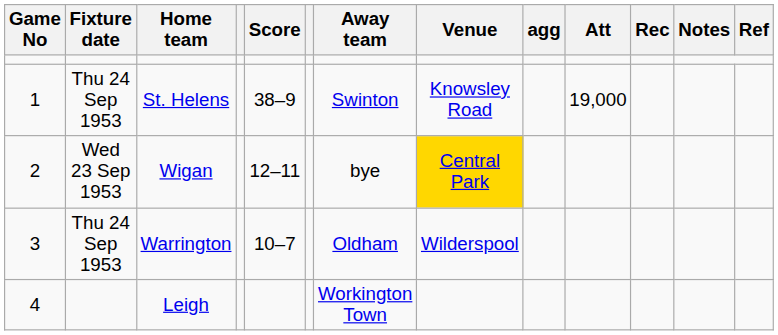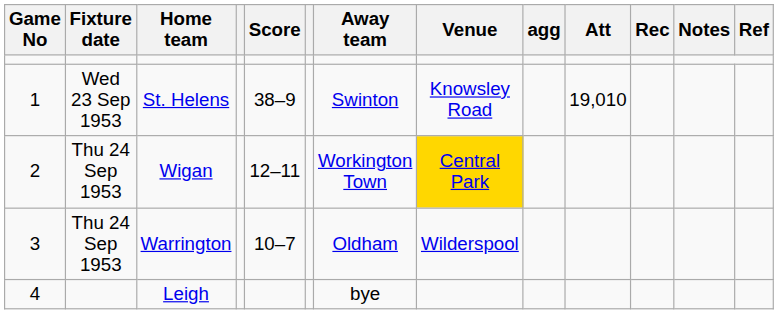(101, 99) Thu 24 Sep 1953 -> (101, 99) Wed 23 Sep 1953
(598, 99) 19,000 -> (598, 99) 19,010
(101, 171) Wed 23 Sep 1953 -> (101, 171) Thu 24 Sep 1953
(365, 171) bye -> (365, 171) Workington Town
(365, 304) Workington Town -> (365, 294) bye
